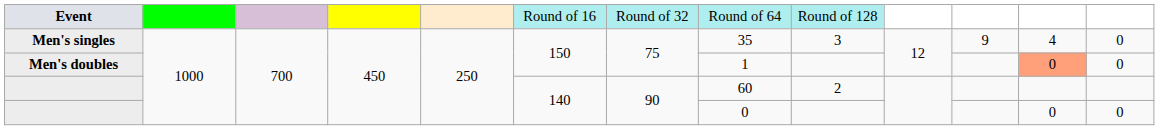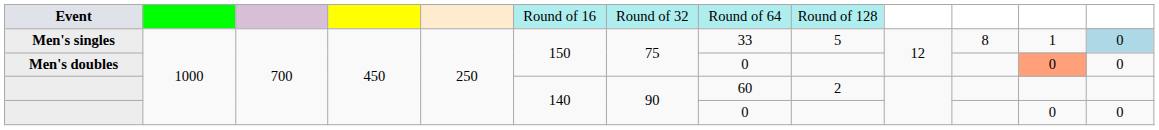(745, 40) 35 -> (745, 40) 33
(838, 40) 3 -> (838, 40) 5
(985, 40) 9 -> (985, 40) 8
(1052, 40) 4 -> (1052, 40) 1
(1120, 40) no background -> (1120, 40) lightblue background
(745, 64) 1 -> (745, 64) 0
